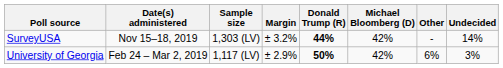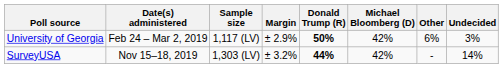rows swapped: (55, 55) <-> (34, 39)
